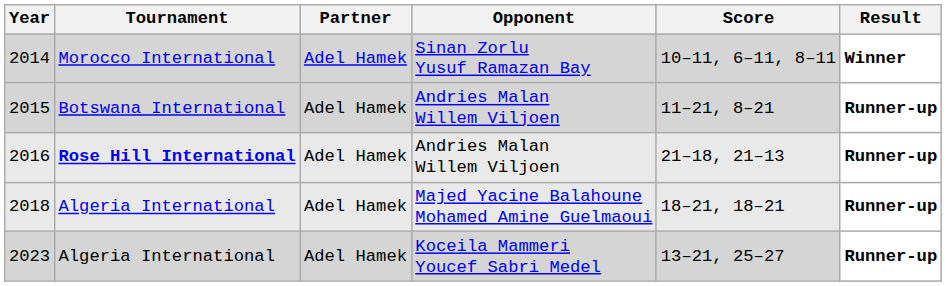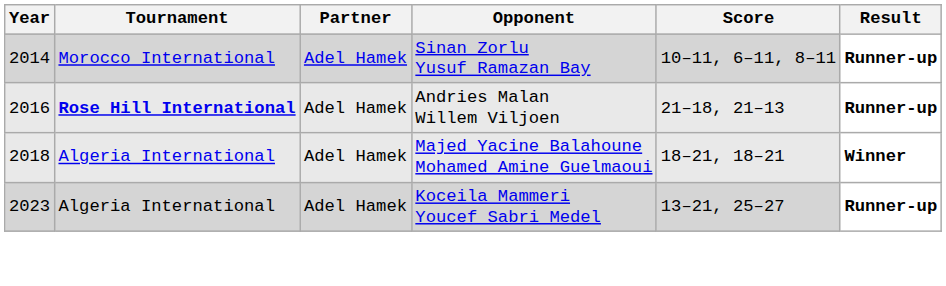(875, 58) Winner -> (891, 58) Runner-up
- row: (30, 108)
(891, 206) Runner-up -> (875, 157) Winner
